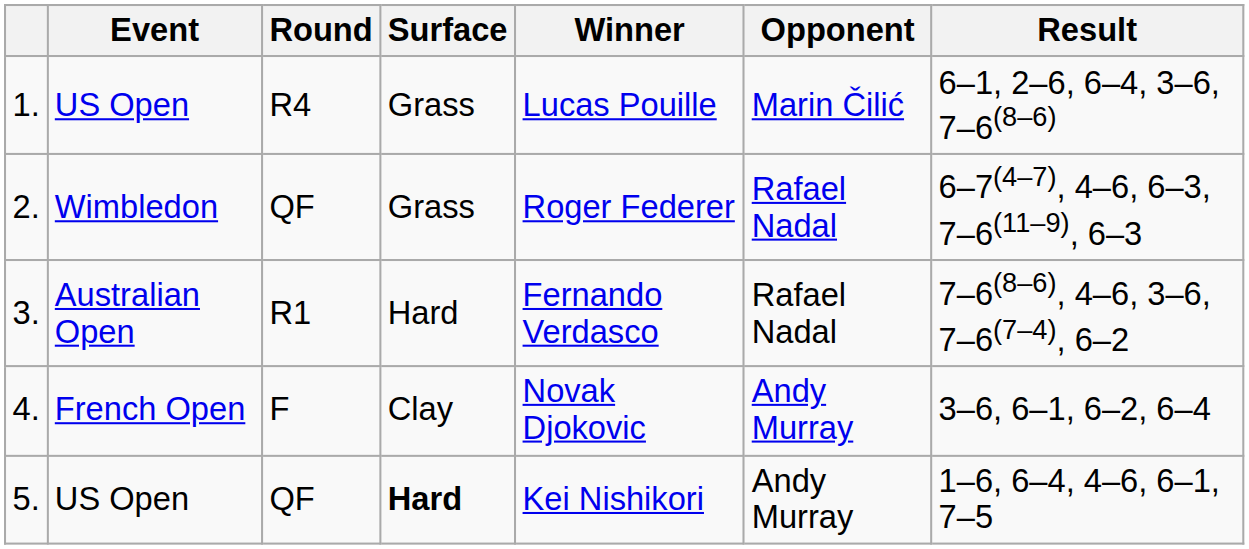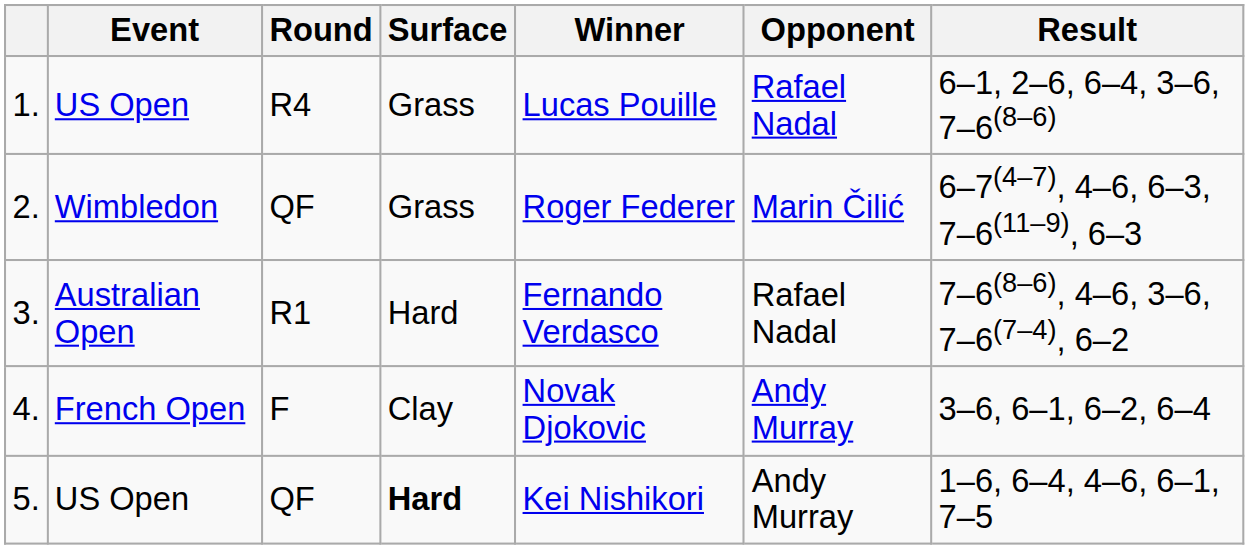(828, 104) Marin Čilić -> (799, 104) Rafael Nadal
(799, 206) Rafael Nadal -> (828, 206) Marin Čilić
